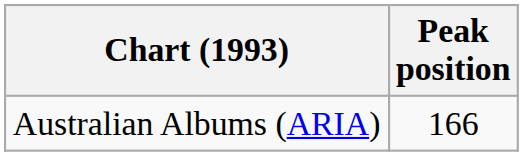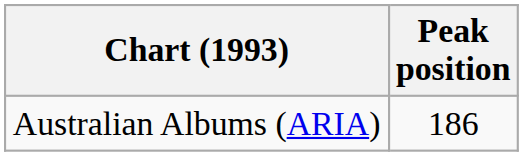(453, 122) 166 -> (453, 122) 186
